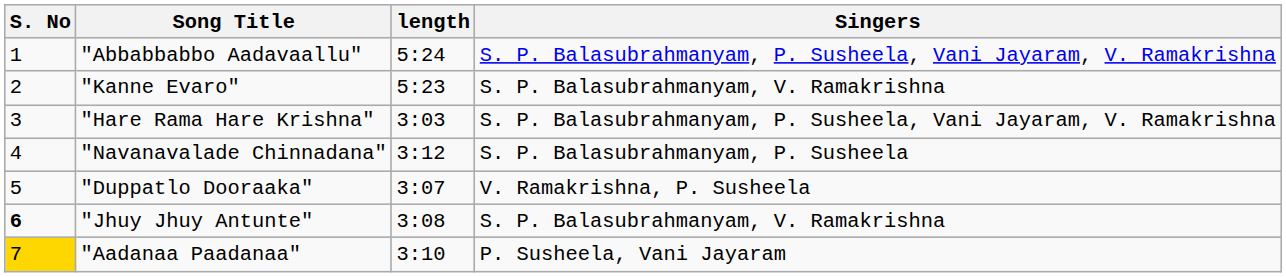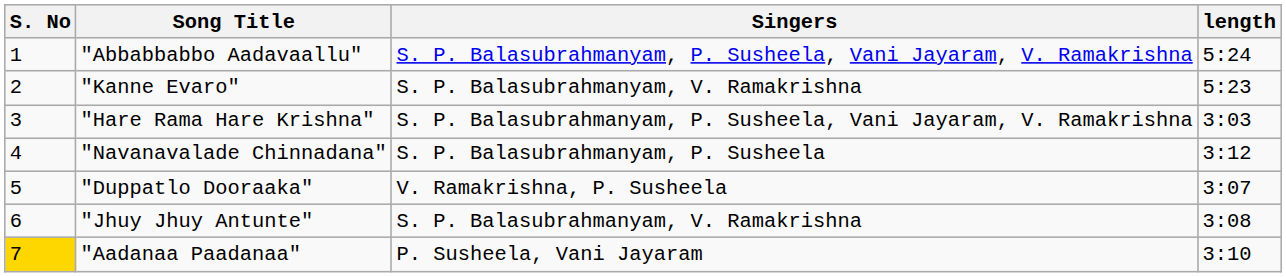columns swapped: (878, 21) <-> (433, 21)
(16, 221) bold -> (16, 221) normal
